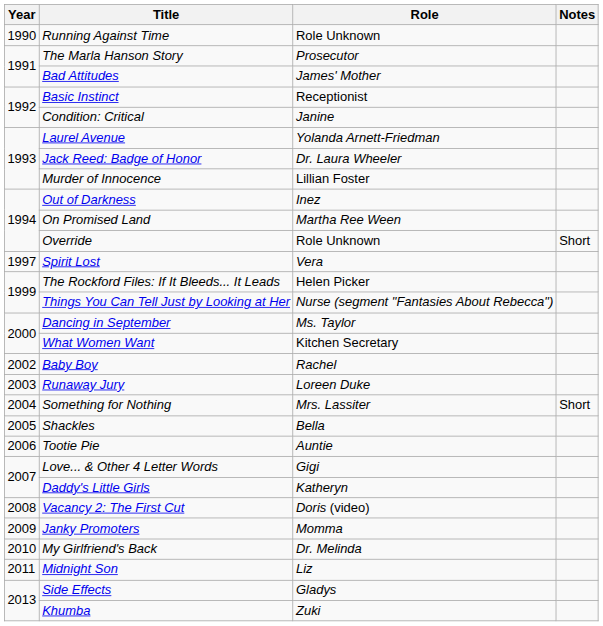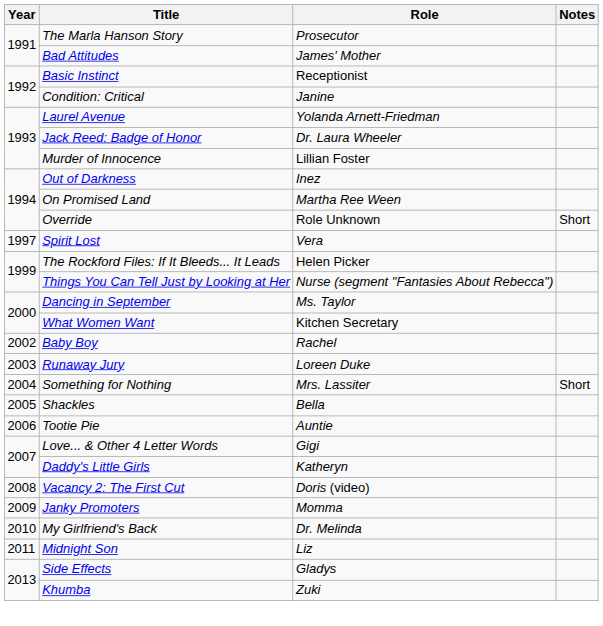- row: (106, 35)
